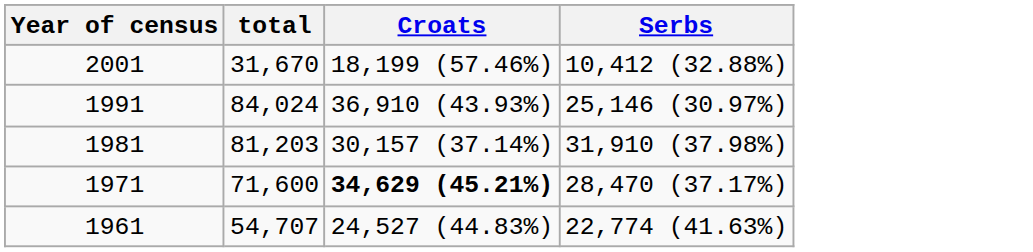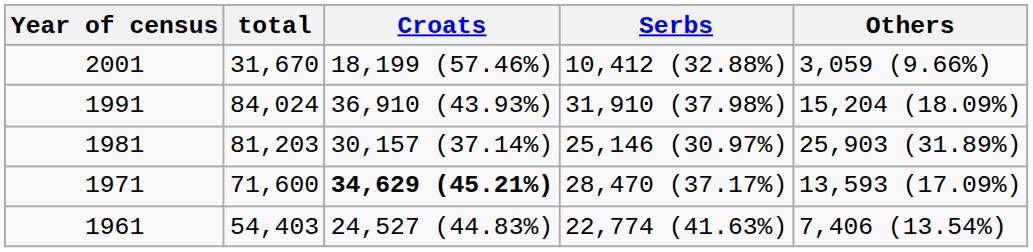+ column: (910, 25)
(676, 106) 25,146 (30.97%) -> (676, 106) 31,910 (37.98%)
(676, 146) 31,910 (37.98%) -> (676, 146) 25,146 (30.97%)
(275, 226) 54,707 -> (275, 226) 54,403
